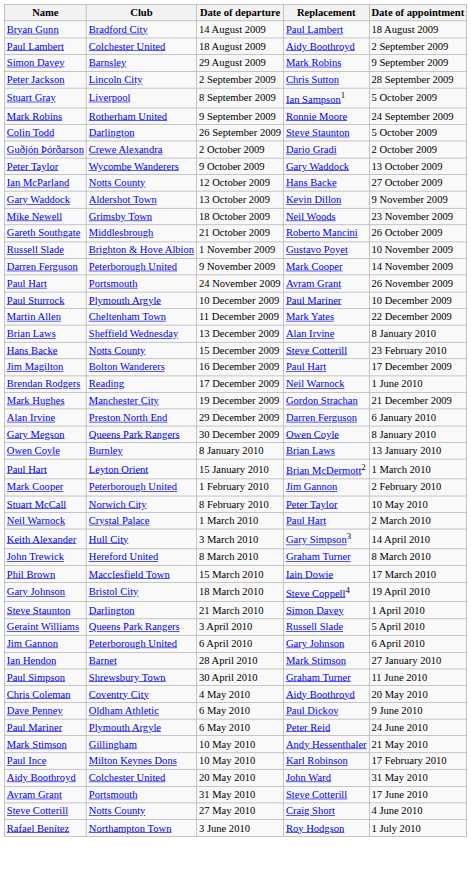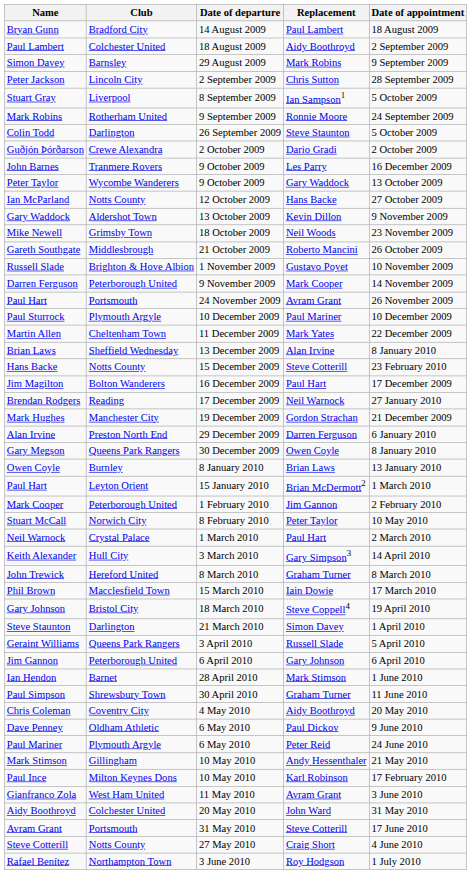+ row: (33, 166)
(397, 384) 1 June 2010 -> (406, 400) 27 January 2010
(406, 660) 27 January 2010 -> (397, 677) 1 June 2010
+ row: (42, 794)
